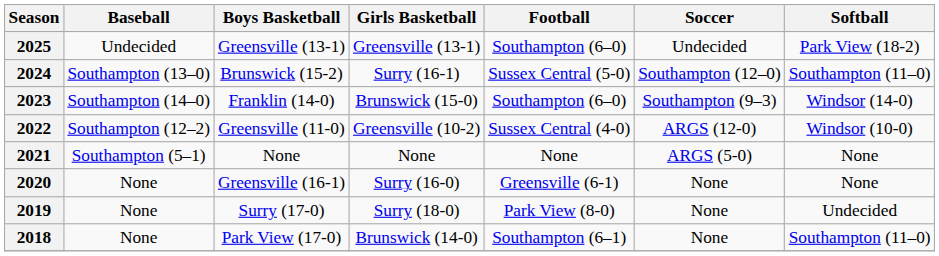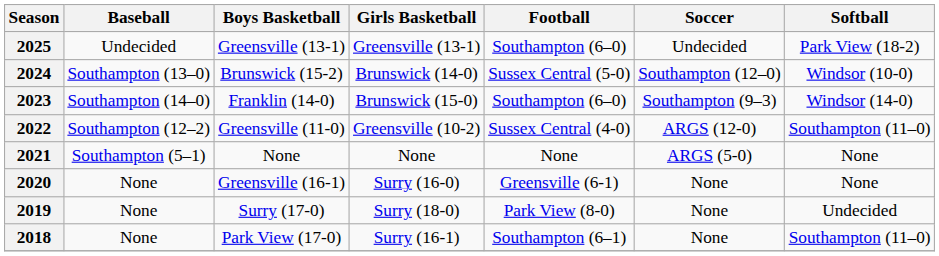(417, 73) Surry (16-1) -> (417, 73) Brunswick (14-0)
(860, 73) Southampton (11–0) -> (860, 73) Windsor (10-0)
(860, 127) Windsor (10-0) -> (860, 127) Southampton (11–0)
(417, 237) Brunswick (14-0) -> (417, 237) Surry (16-1)
